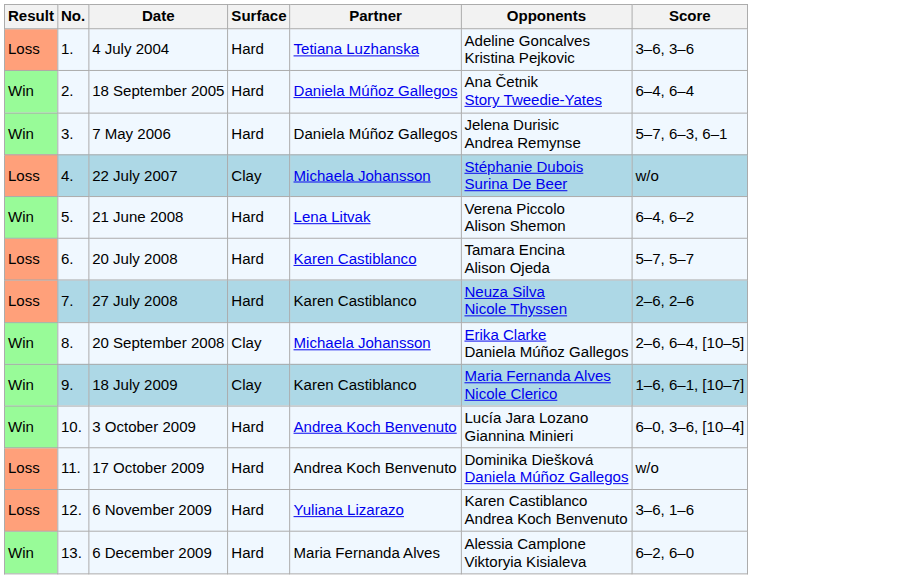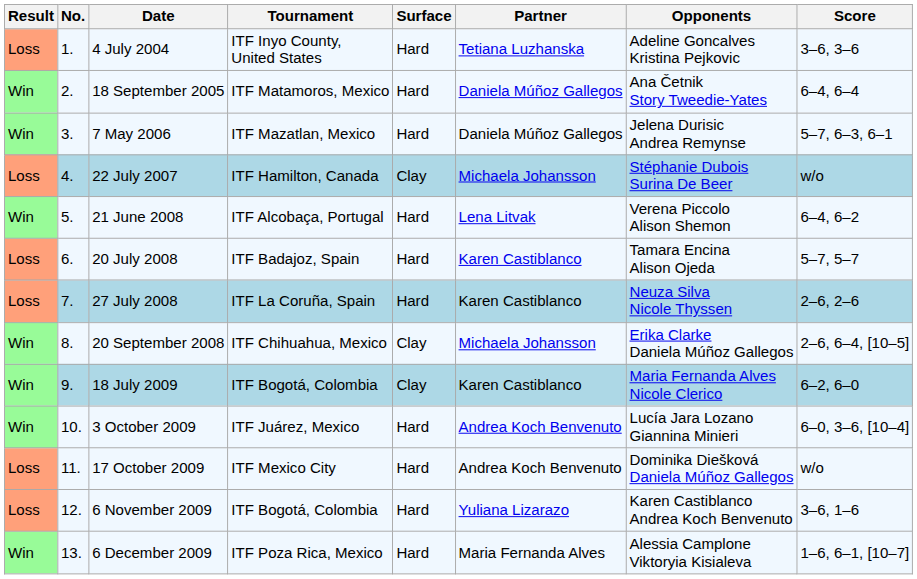+ column: (310, 16)
(690, 384) 1–6, 6–1, [10–7] -> (830, 384) 6–2, 6–0
(665, 552) 6–2, 6–0 -> (855, 552) 1–6, 6–1, [10–7]
